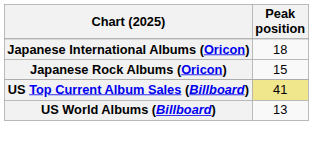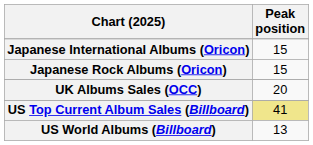(280, 49) 18 -> (280, 49) 15
+ row: (128, 89)
